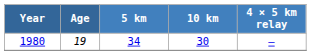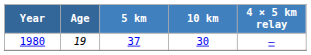(134, 42) 34 -> (134, 42) 37
